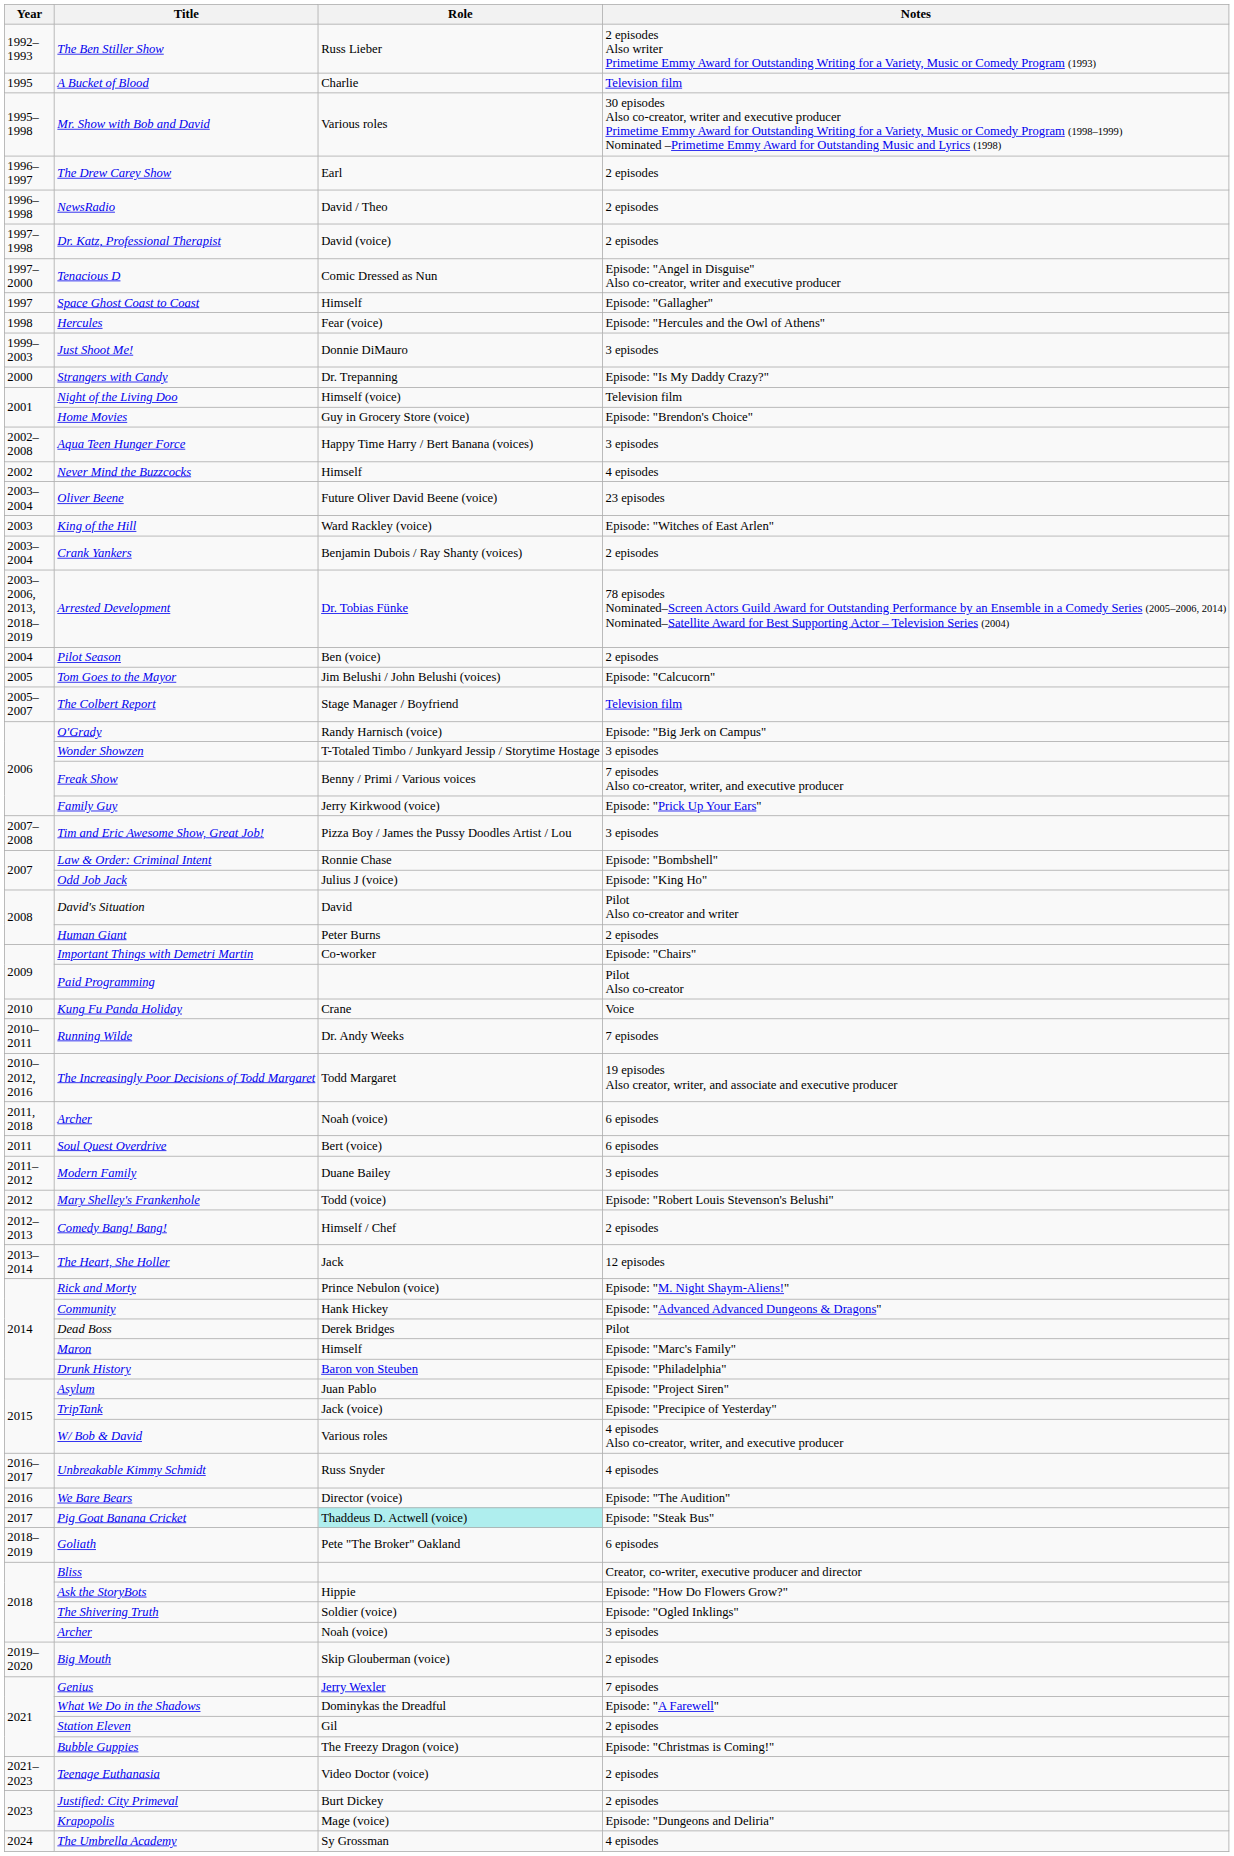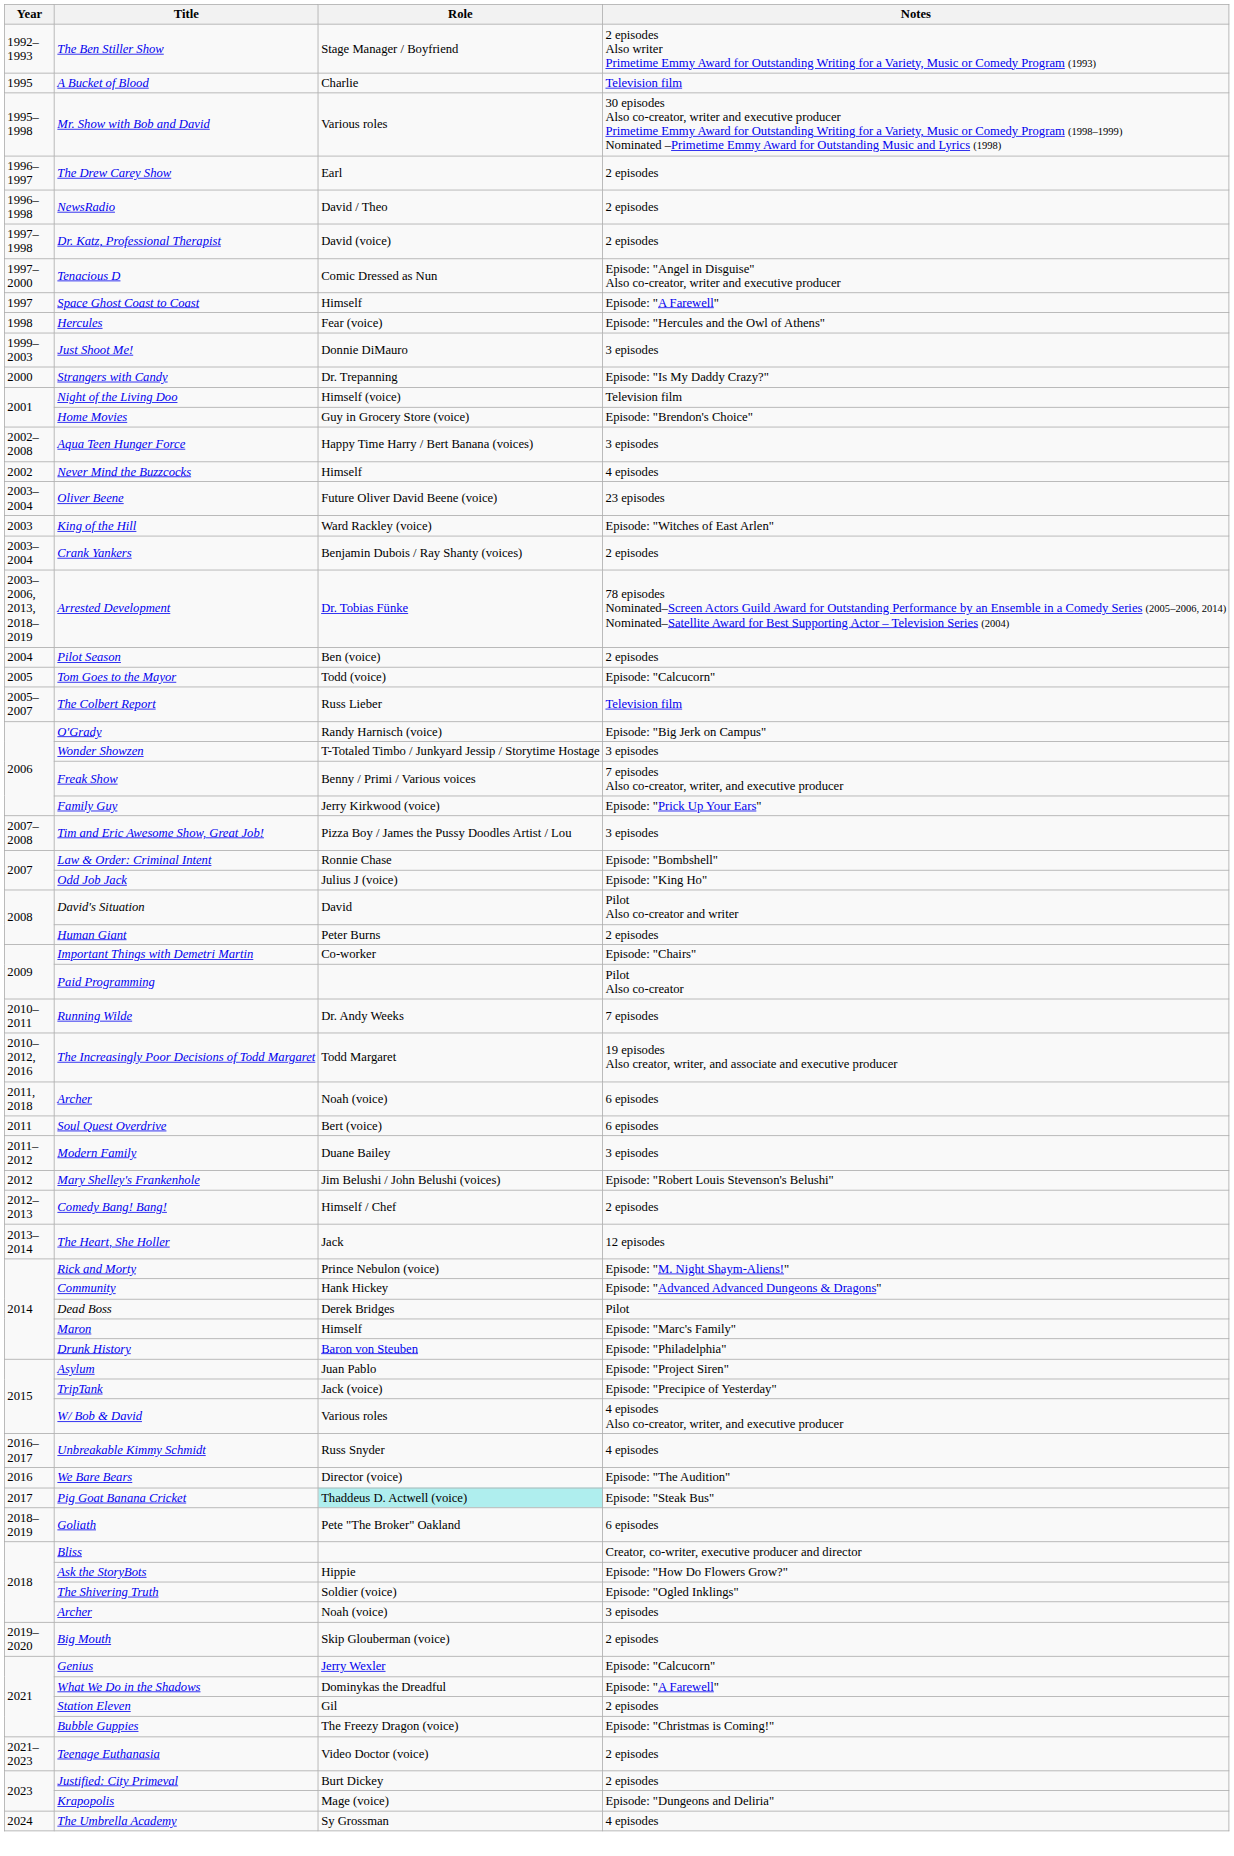(352, 48) Russ Lieber -> (390, 48) Stage Manager / Boyfriend
(659, 302) Episode: "Gallagher" -> (662, 302) Episode: "A Farewell"
(411, 677) Jim Belushi / John Belushi (voices) -> (354, 677) Todd (voice)
(390, 704) Stage Manager / Boyfriend -> (352, 704) Russ Lieber
- row: (20, 1008)
(354, 1200) Todd (voice) -> (411, 1180) Jim Belushi / John Belushi (voices)
(632, 1686) 7 episodes -> (660, 1666) Episode: "Calcucorn"
